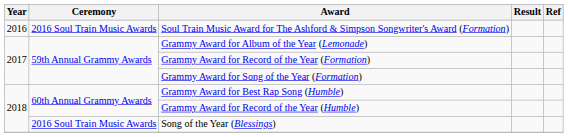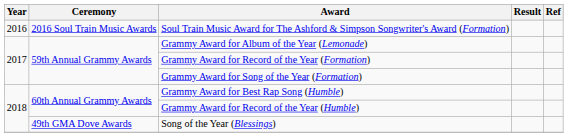(94, 124) 2016 Soul Train Music Awards -> (82, 124) 49th GMA Dove Awards
